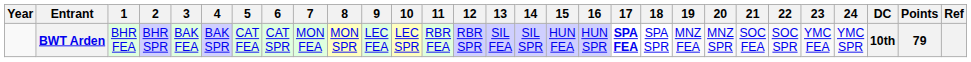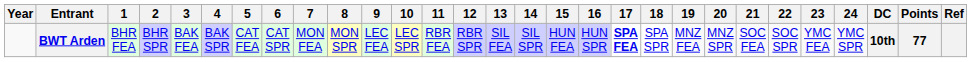(920, 40) 79 -> (920, 40) 77
